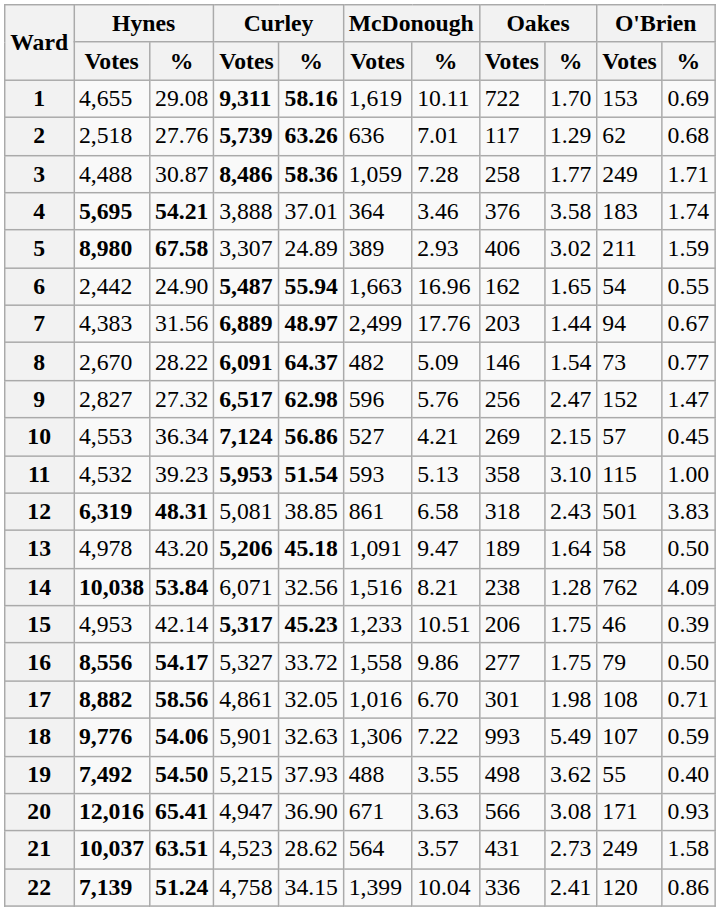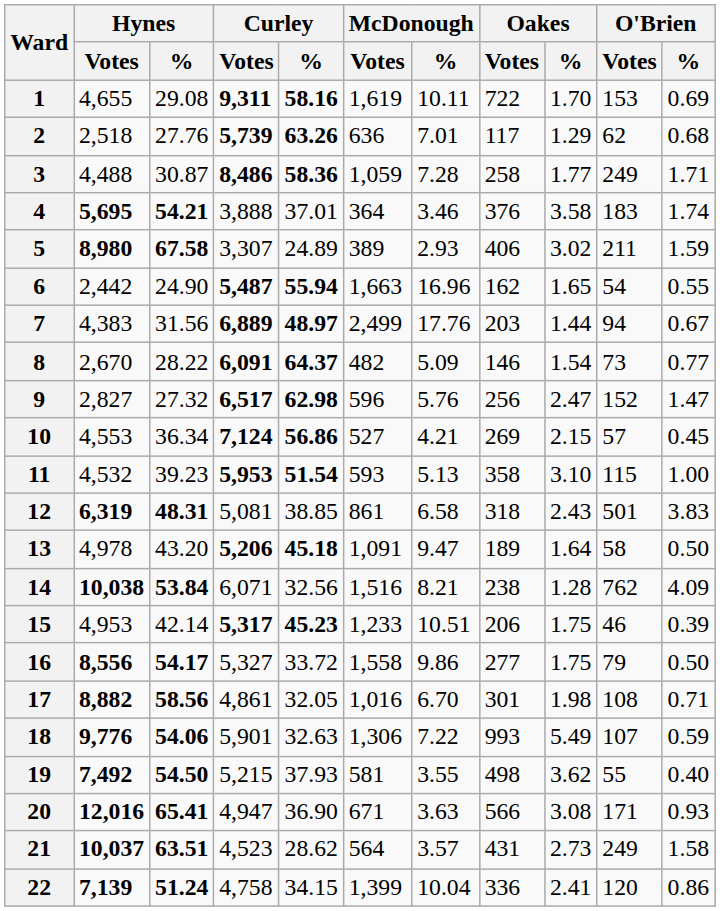(367, 774) 488 -> (367, 774) 581
